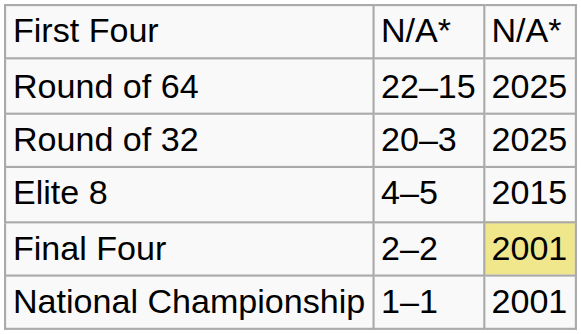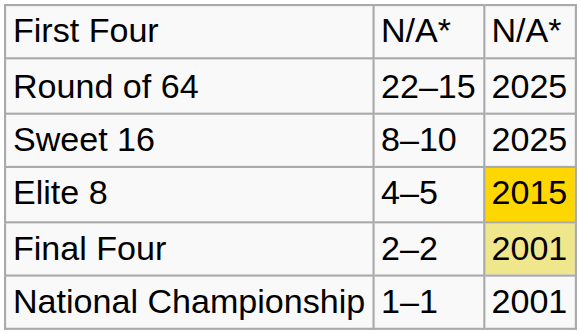- row: (106, 139)
+ row: (84, 139)
(529, 193) no background -> (529, 193) gold background
